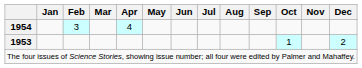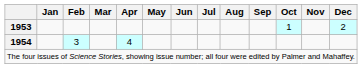rows swapped: (21, 41) <-> (21, 27)
